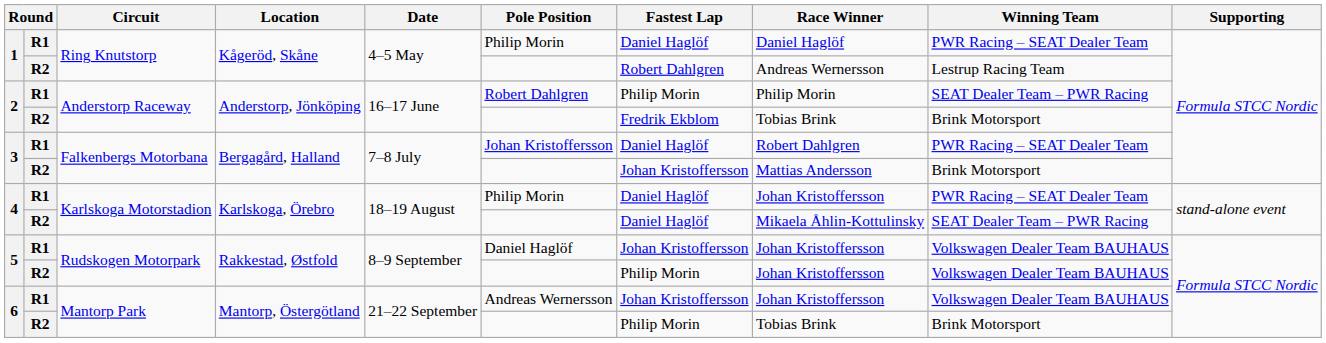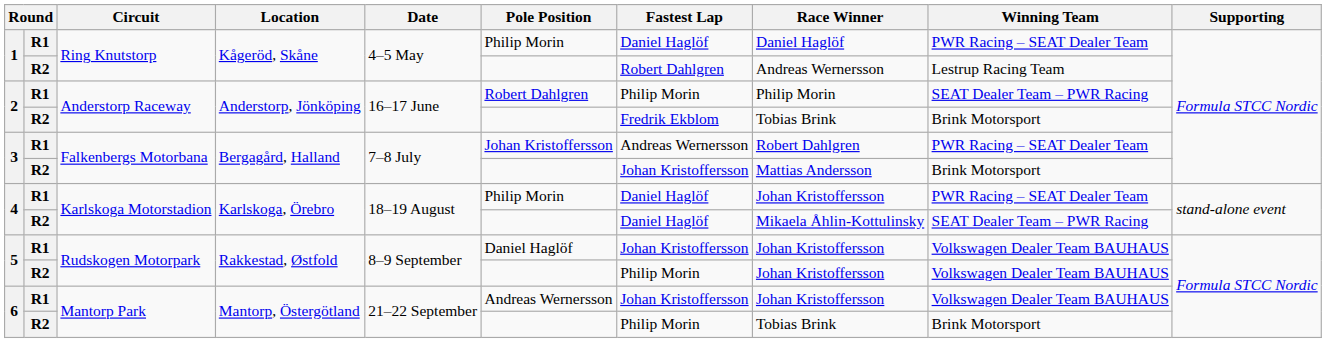(664, 144) Daniel Haglöf -> (684, 144) Andreas Wernersson
